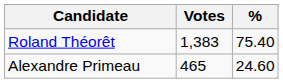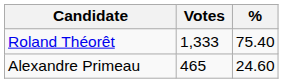(200, 41) 1,383 -> (200, 41) 1,333
